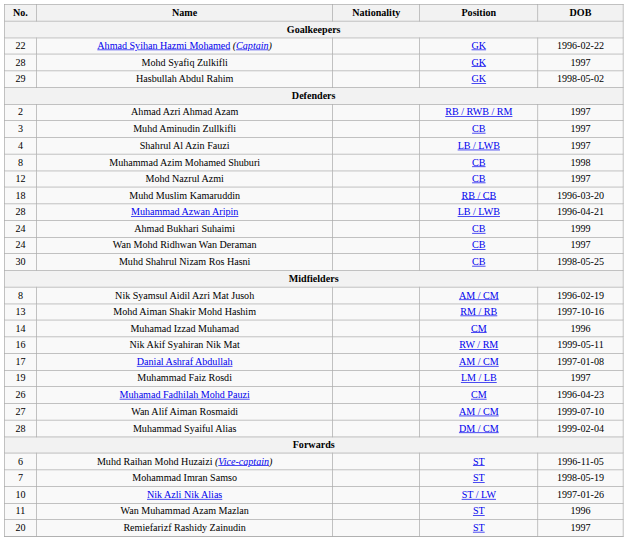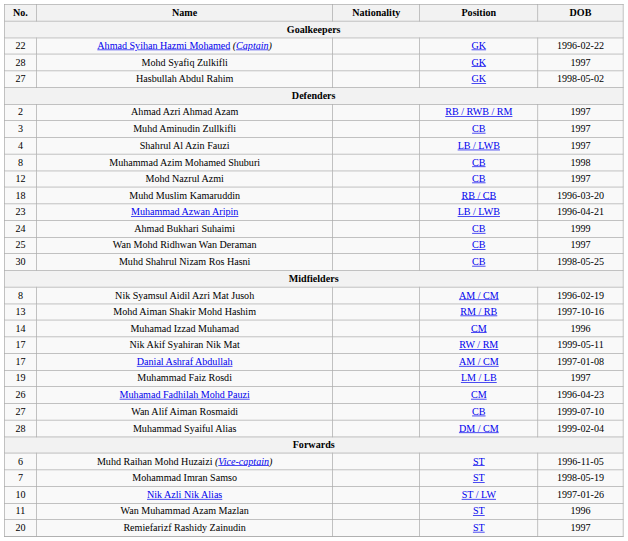(20, 79) 29 -> (20, 79) 27
(20, 212) 28 -> (20, 212) 23
(20, 245) 24 -> (20, 245) 25
(20, 345) 16 -> (20, 345) 17
(479, 412) AM / CM -> (479, 412) CB
